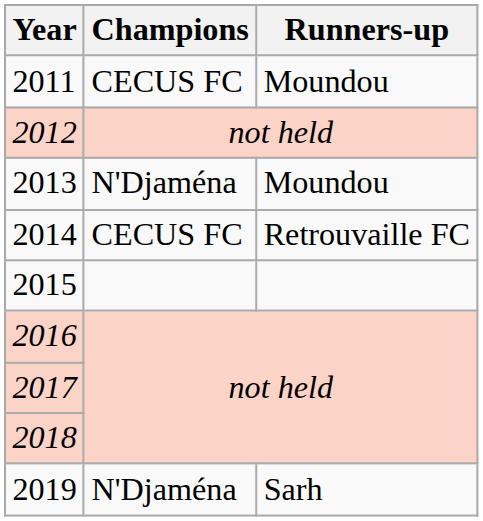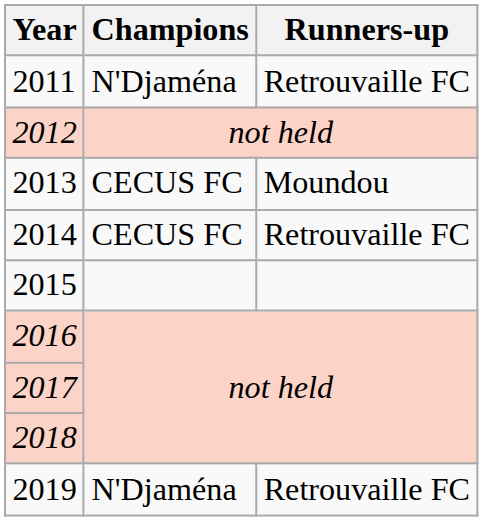(167, 81) CECUS FC -> (164, 81) N'Djaména
(326, 81) Moundou -> (367, 81) Retrouvaille FC
(164, 183) N'Djaména -> (167, 183) CECUS FC
(293, 489) Sarh -> (367, 489) Retrouvaille FC
